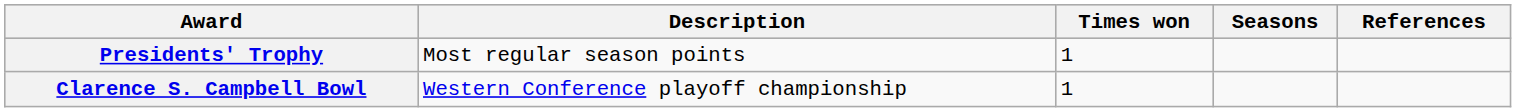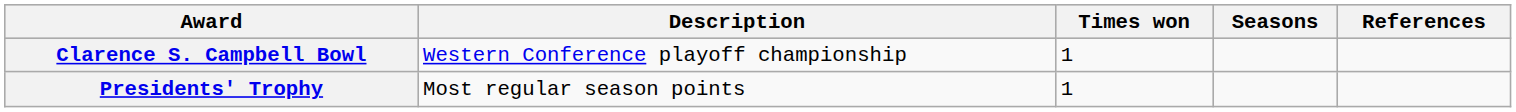rows swapped: (211, 89) <-> (211, 55)
